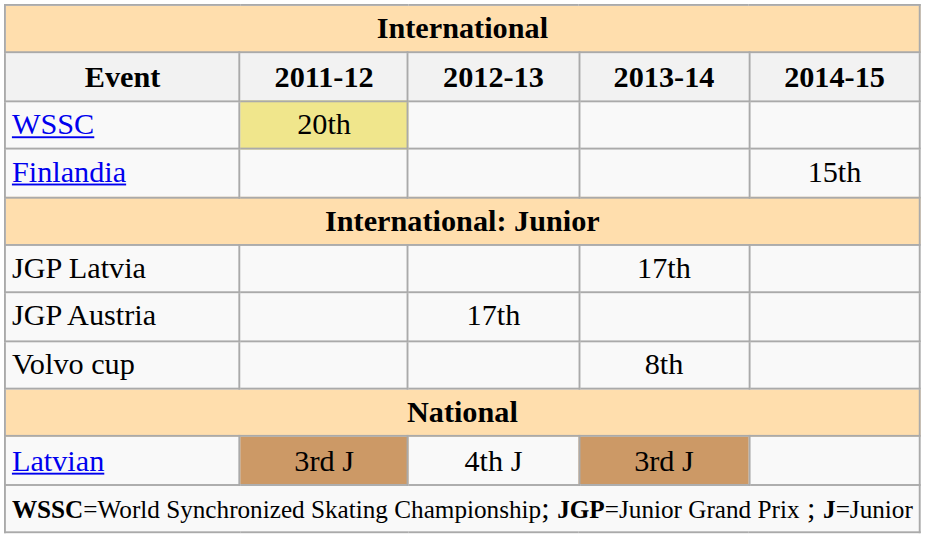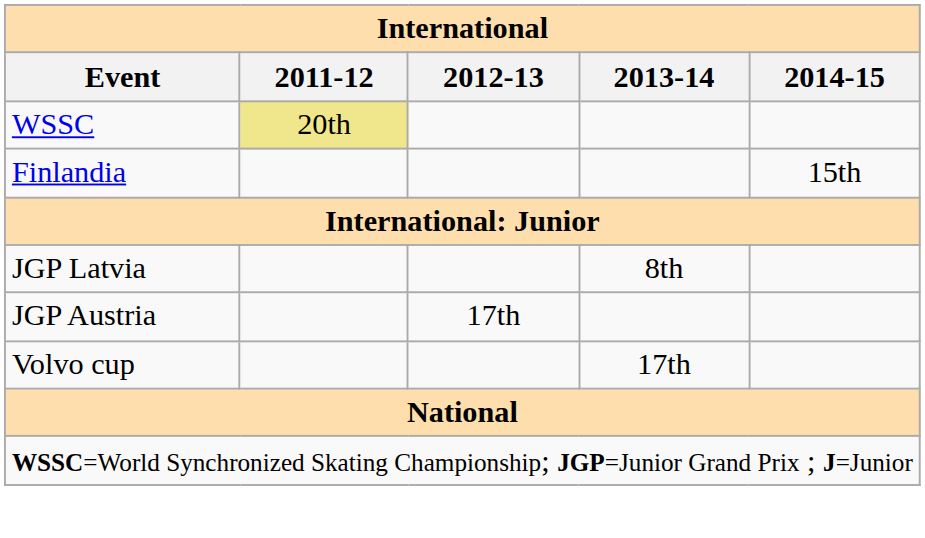(664, 268) 17th -> (664, 268) 8th
(664, 364) 8th -> (664, 364) 17th
- row: (58, 460)
